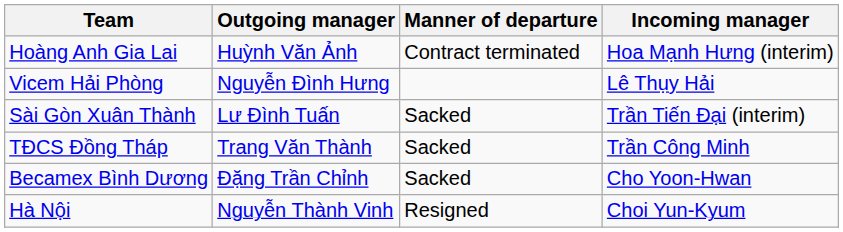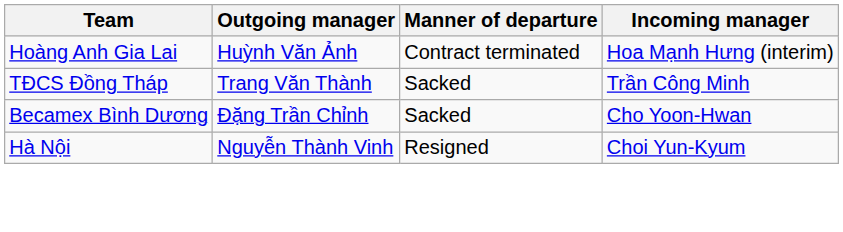- row: (86, 83)
- row: (102, 115)
